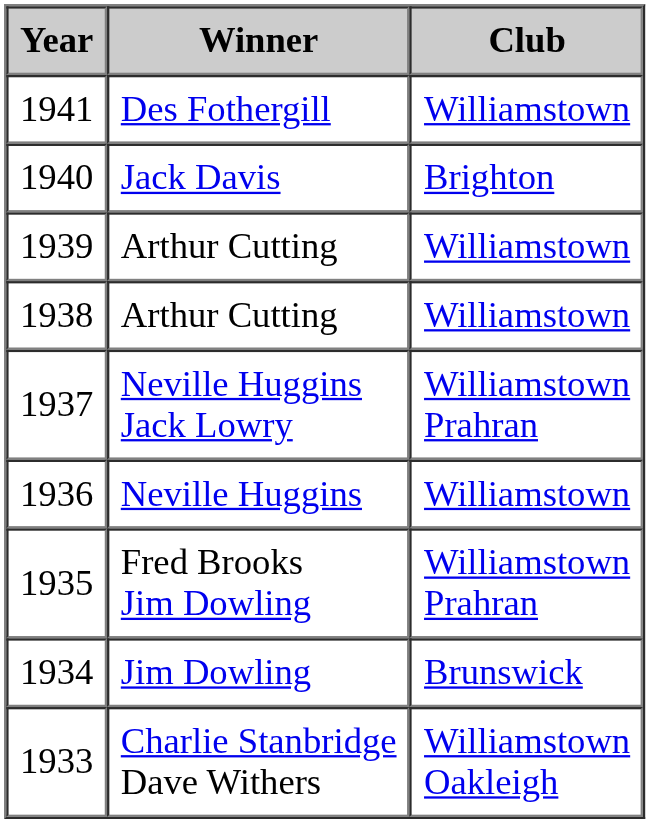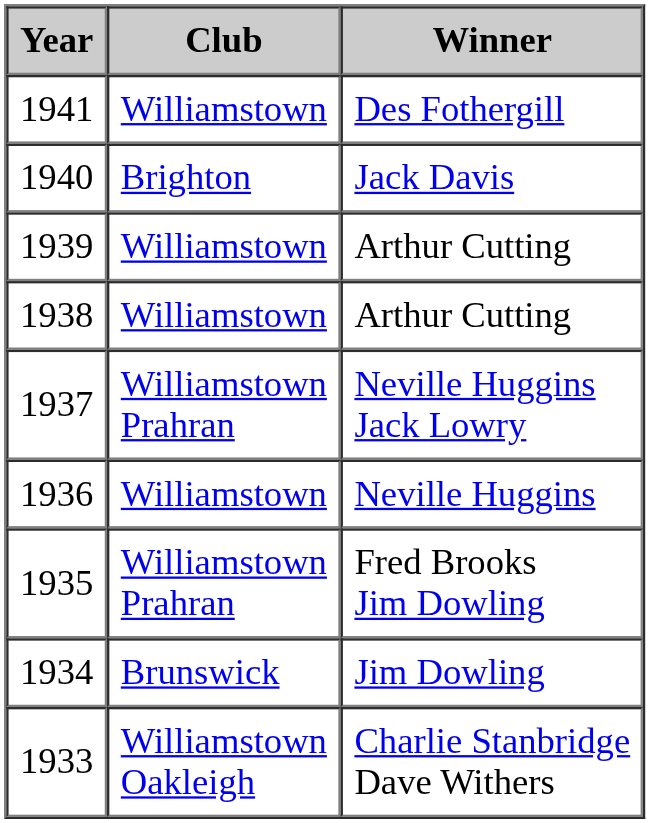columns swapped: (259, 39) <-> (527, 39)
